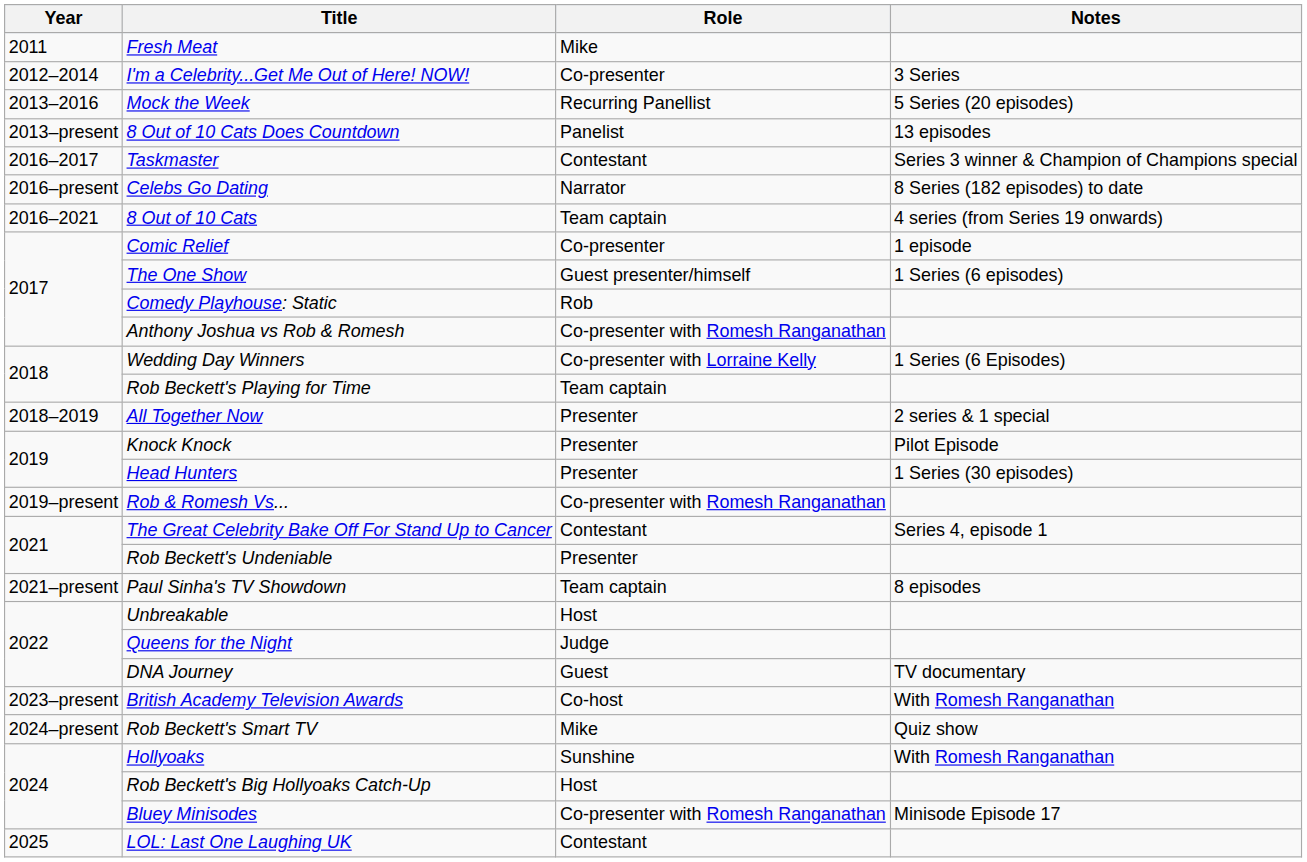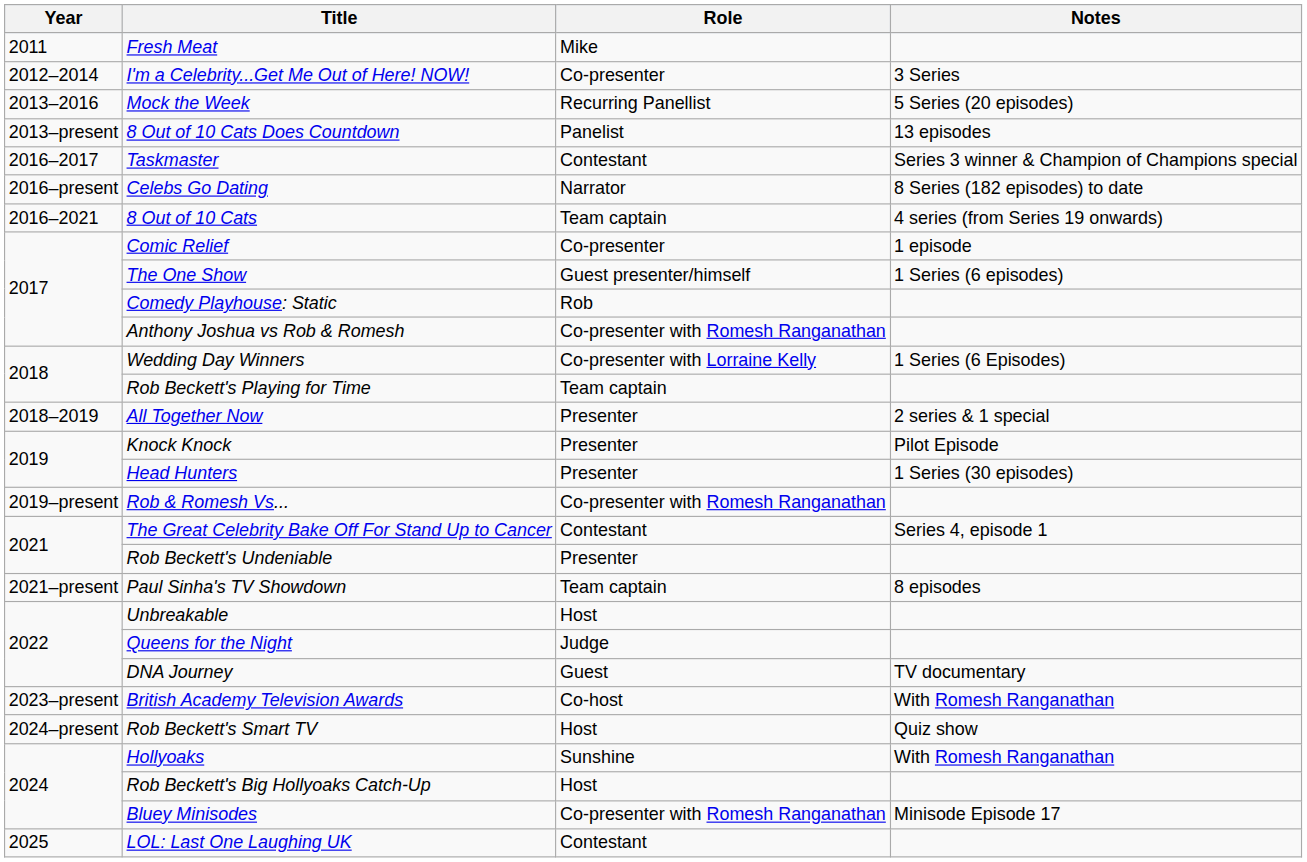(579, 729) Mike -> (579, 729) Host
